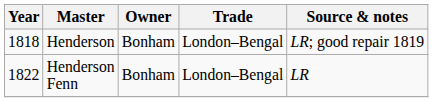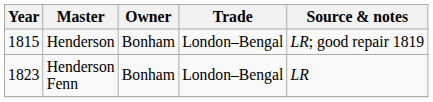(24, 41) 1818 -> (24, 41) 1815
(24, 75) 1822 -> (24, 75) 1823
